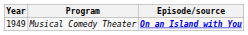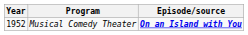(16, 24) 1949 -> (16, 24) 1952
